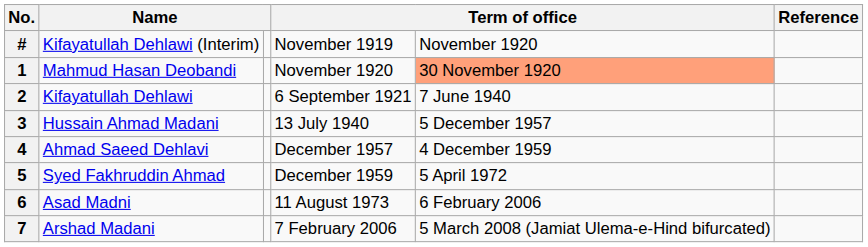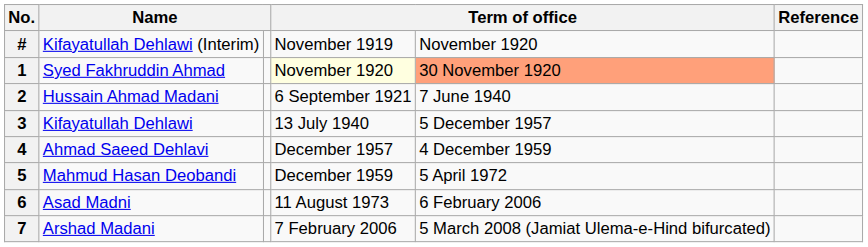(140, 70) Mahmud Hasan Deobandi -> (134, 70) Syed Fakhruddin Ahmad
(334, 70) no background -> (334, 70) lightyellow background
(118, 96) Kifayatullah Dehlawi -> (131, 96) Hussain Ahmad Madani
(131, 123) Hussain Ahmad Madani -> (118, 123) Kifayatullah Dehlawi
(134, 176) Syed Fakhruddin Ahmad -> (140, 176) Mahmud Hasan Deobandi
